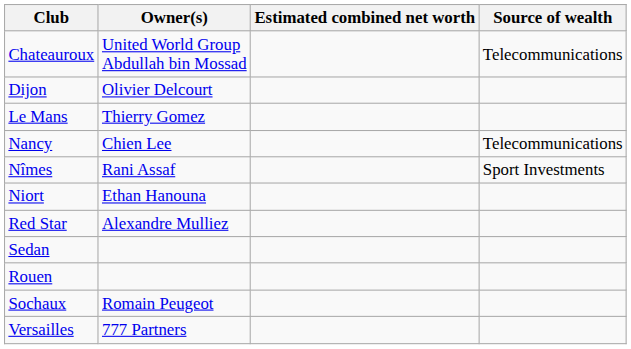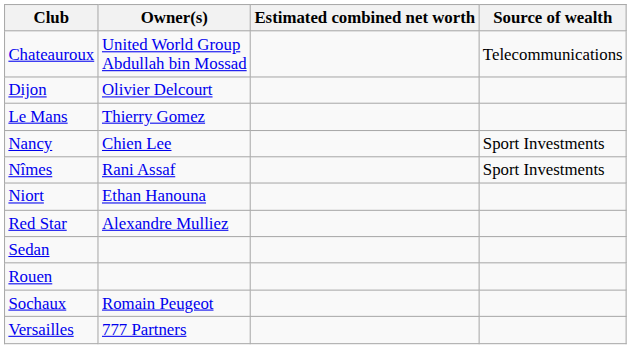(553, 143) Telecommunications -> (544, 143) Sport Investments
